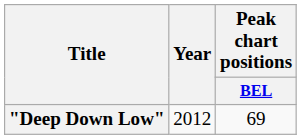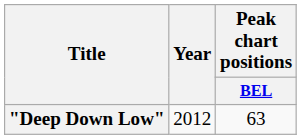(256, 119) 69 -> (256, 119) 63
